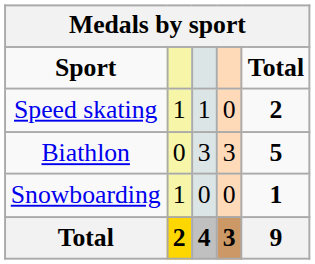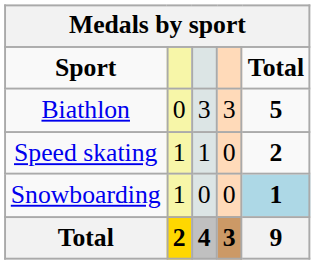rows swapped: (86, 152) <-> (86, 110)
(276, 195) no background -> (276, 195) lightblue background
